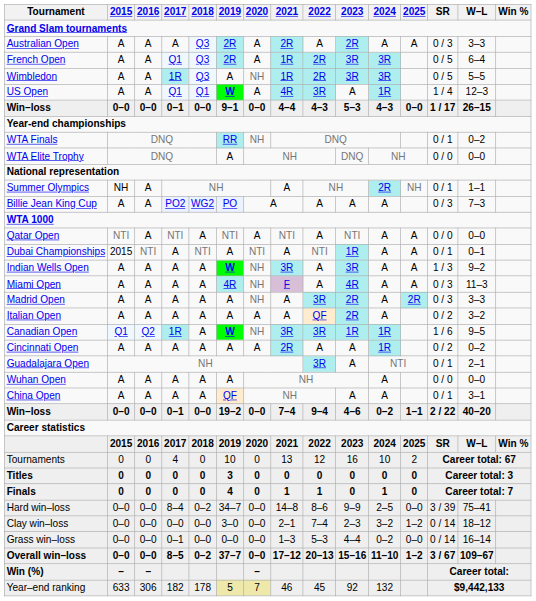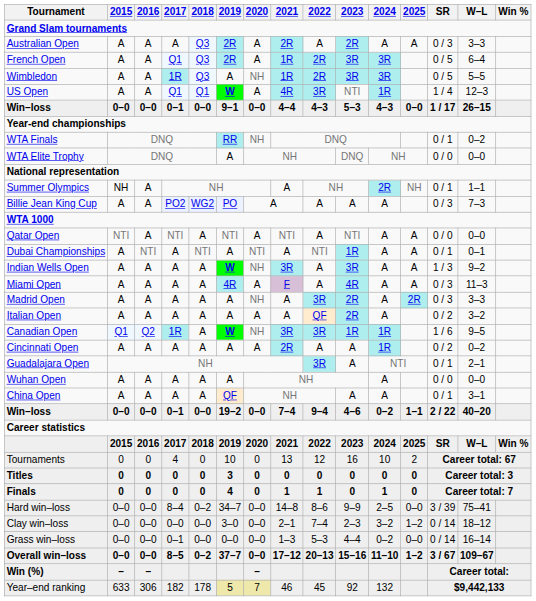(352, 92) A -> (352, 92) NTI
(121, 252) 2015 -> (121, 252) A
(257, 284) NH -> (257, 284) A
